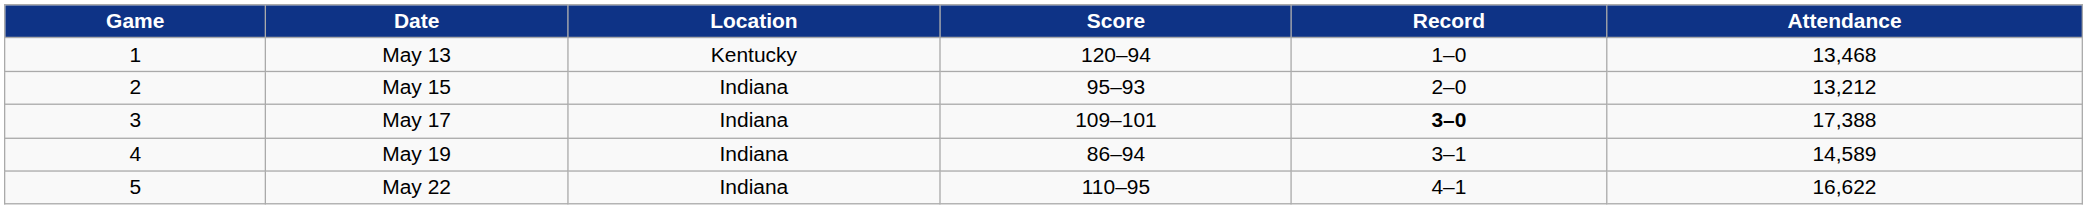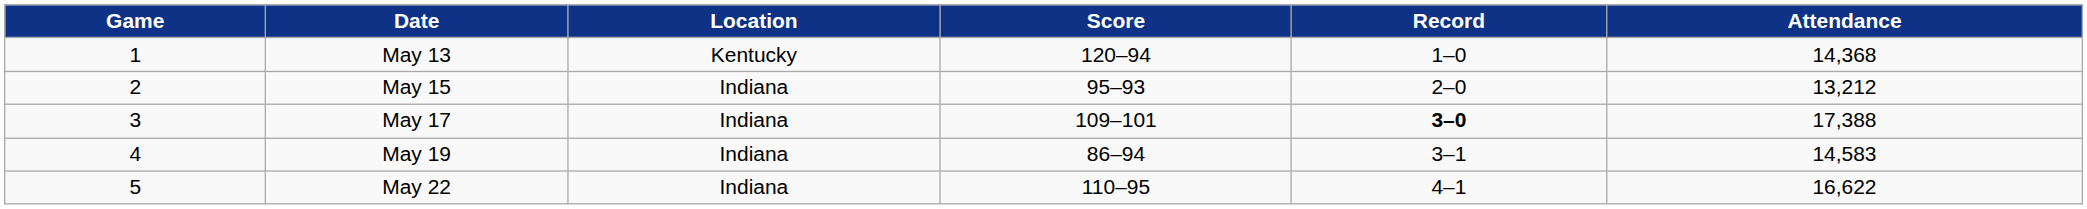(1844, 54) 13,468 -> (1844, 54) 14,368
(1844, 154) 14,589 -> (1844, 154) 14,583
